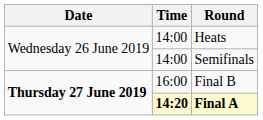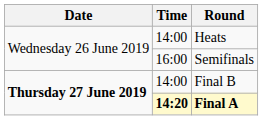(171, 59) 14:00 -> (171, 59) 16:00
(171, 81) 16:00 -> (171, 81) 14:00
